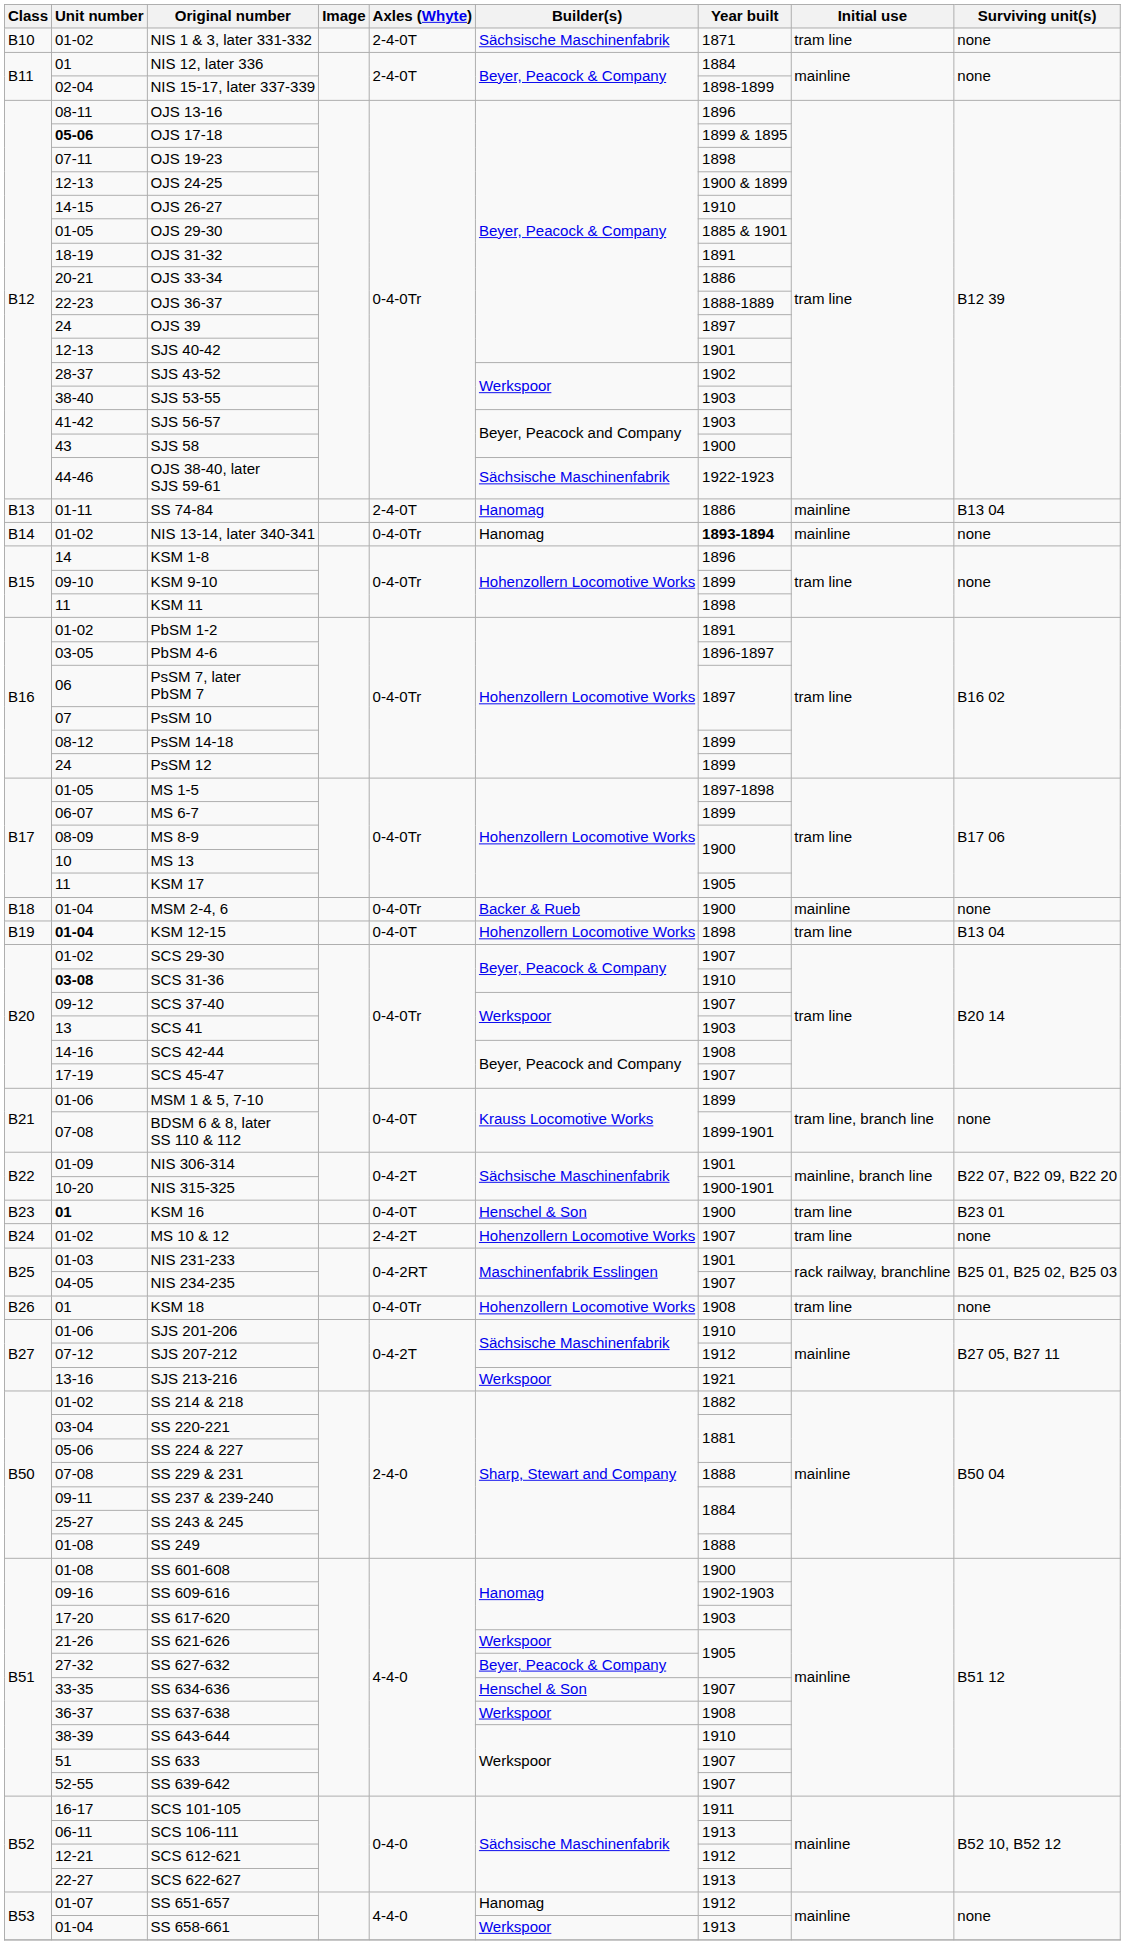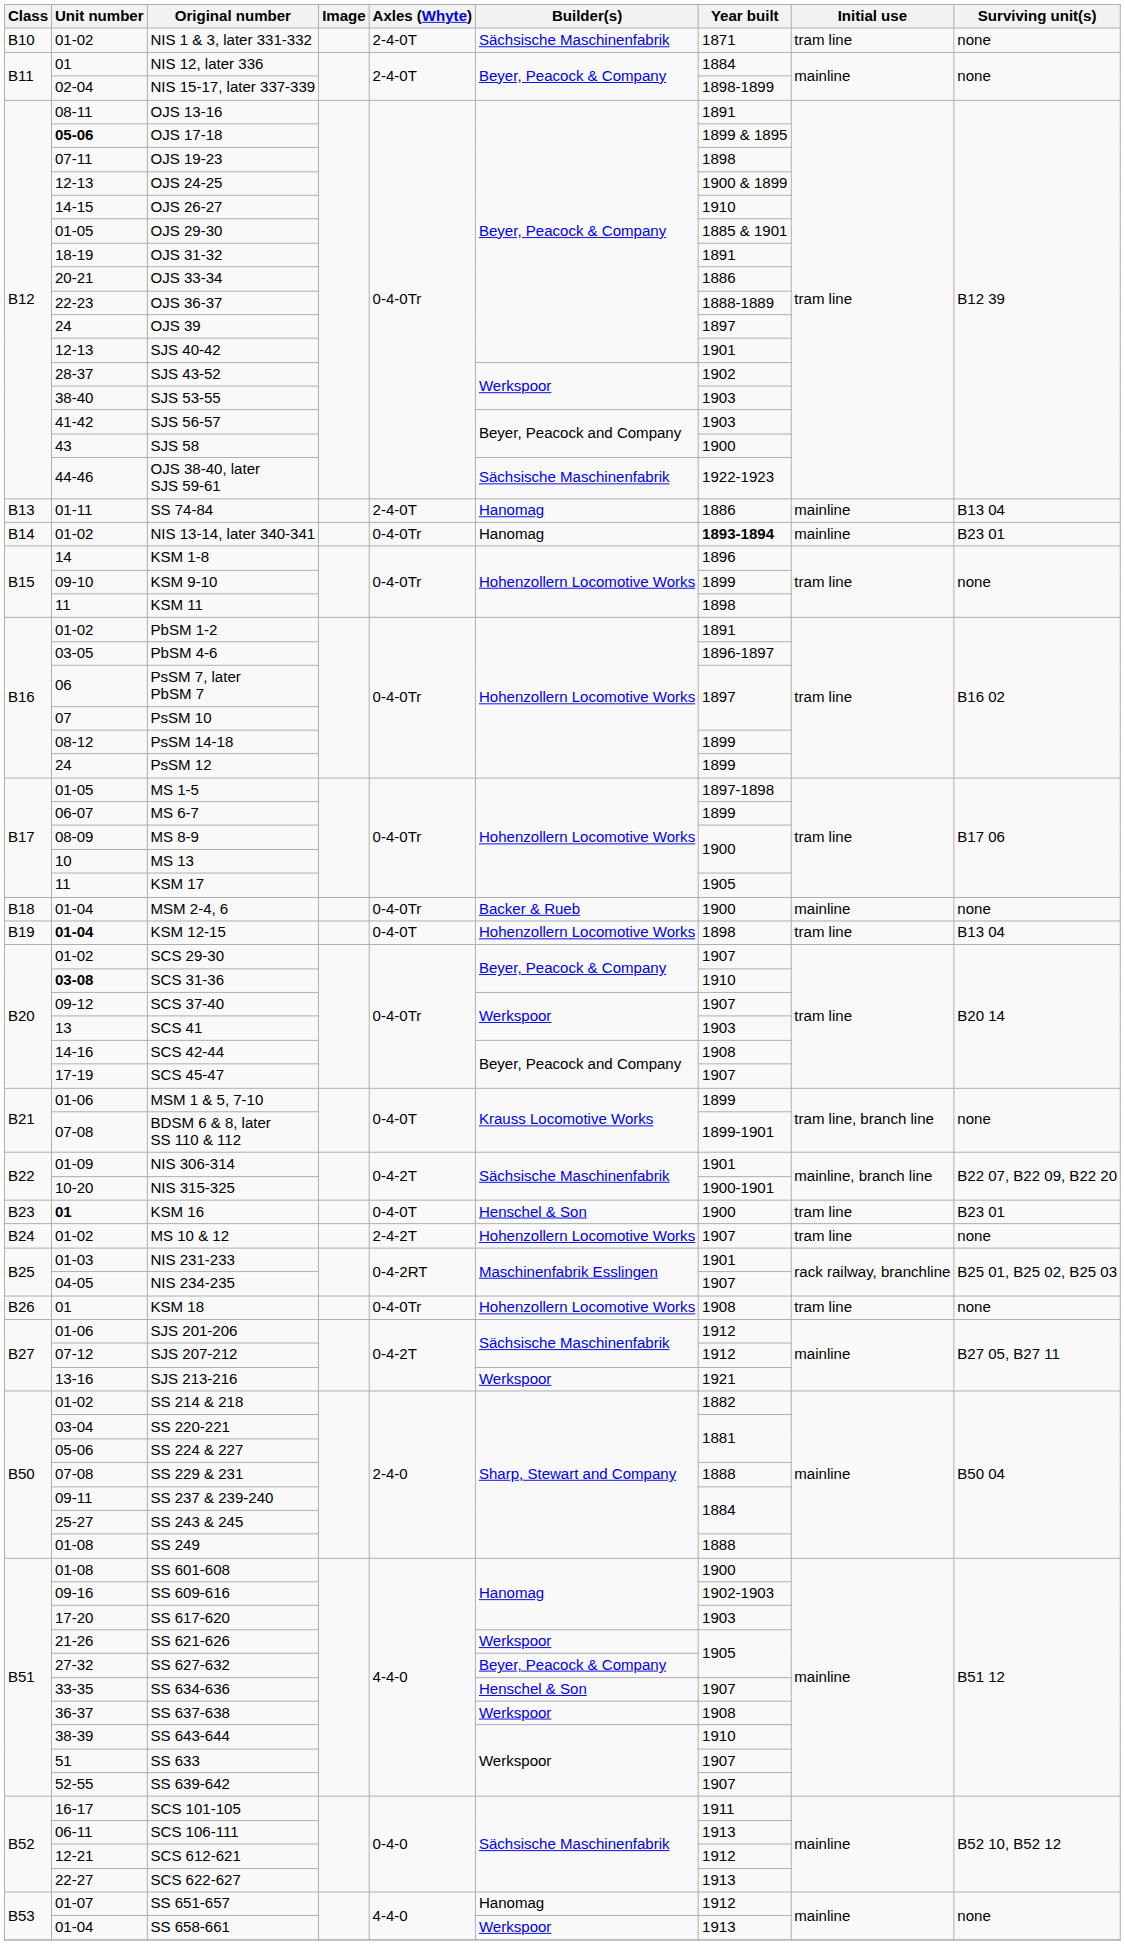(719, 111) 1896 -> (719, 111) 1891
(974, 534) none -> (981, 534) B23 01
(719, 1331) 1910 -> (719, 1331) 1912
